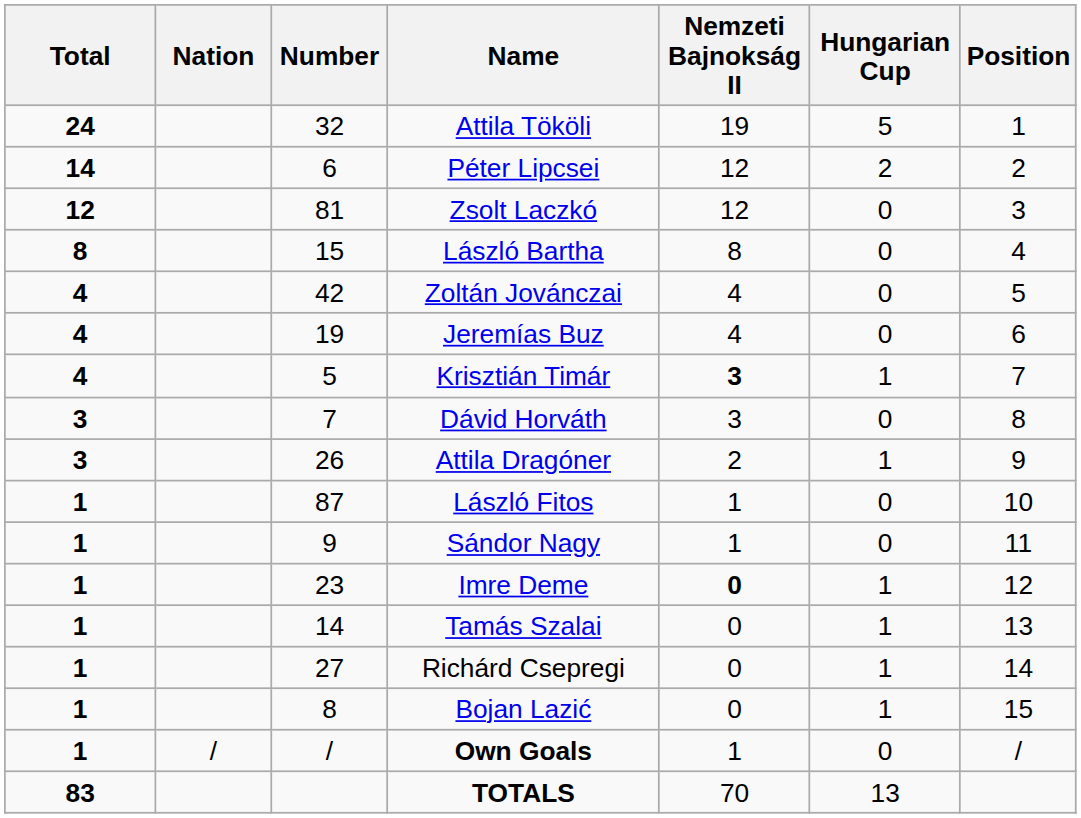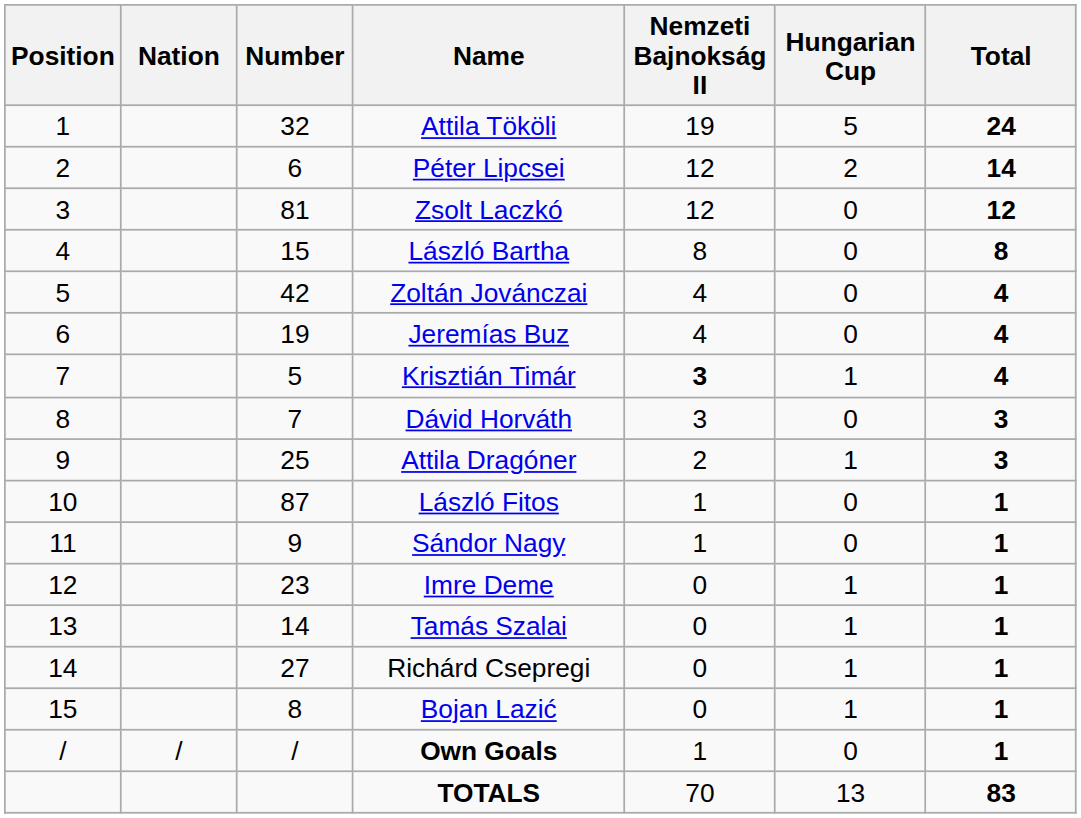columns swapped: (1018, 55) <-> (80, 55)
(330, 459) 26 -> (295, 459) 25
(735, 584) bold -> (700, 584) normal
